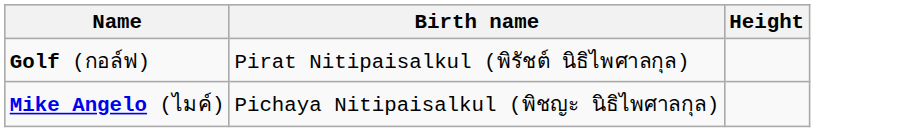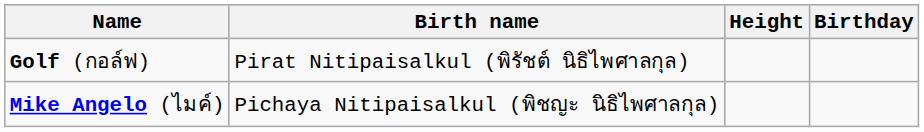+ column: (864, 22)
